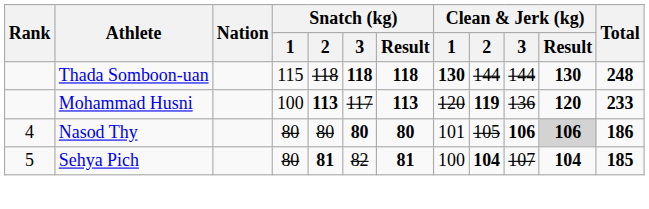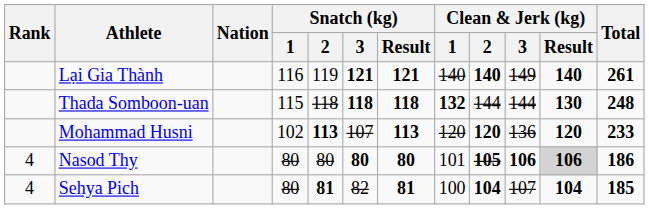+ row: (111, 75)
(451, 75) 130 -> (452, 103) 132
(290, 103) 100 -> (290, 132) 102
(360, 103) 117 -> (360, 132) 107
(487, 103) 119 -> (487, 132) 120
(487, 132) normal -> (487, 160) bold
(30, 160) 5 -> (30, 189) 4
